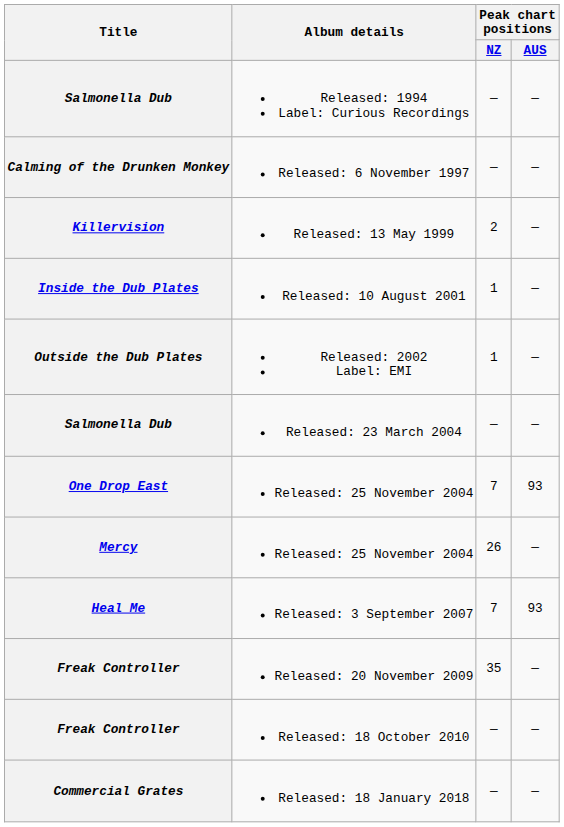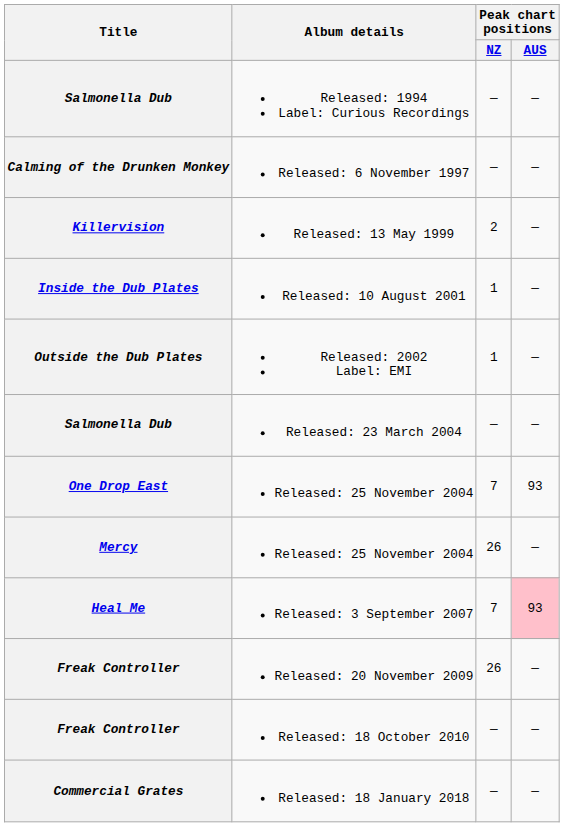(535, 608) no background -> (535, 608) pink background
(494, 669) 35 -> (494, 669) 26
